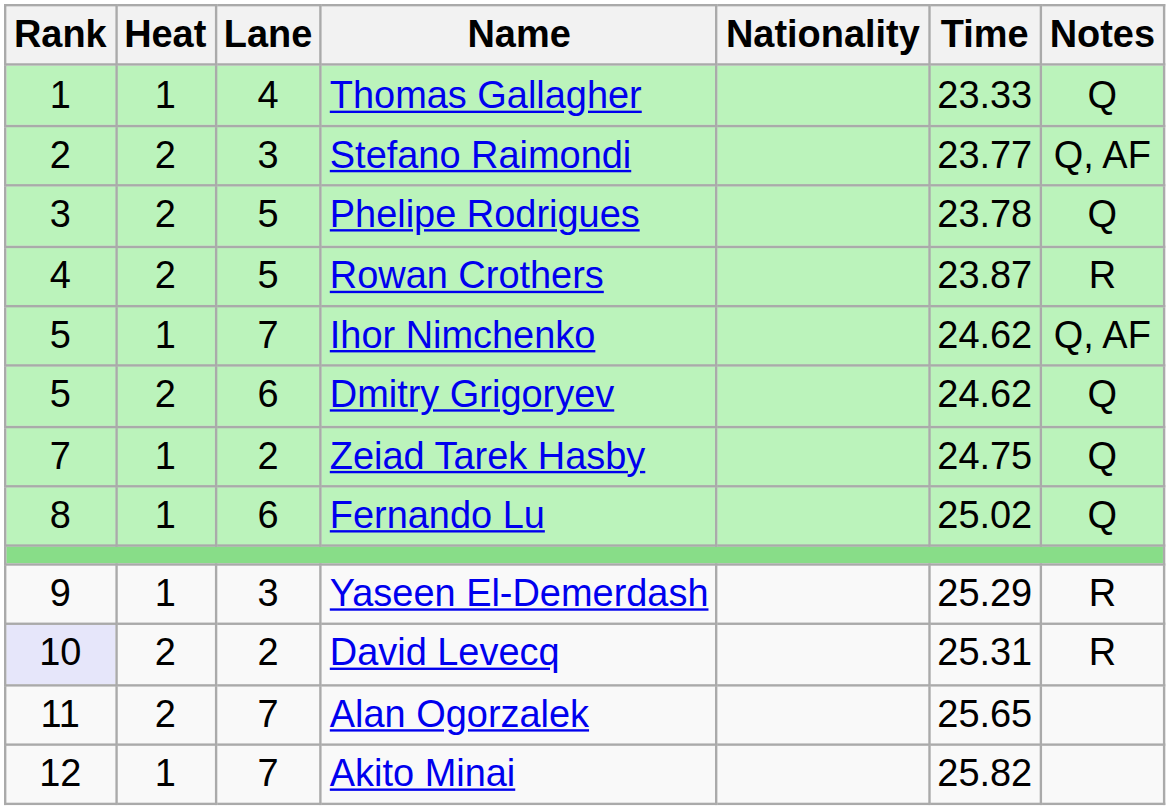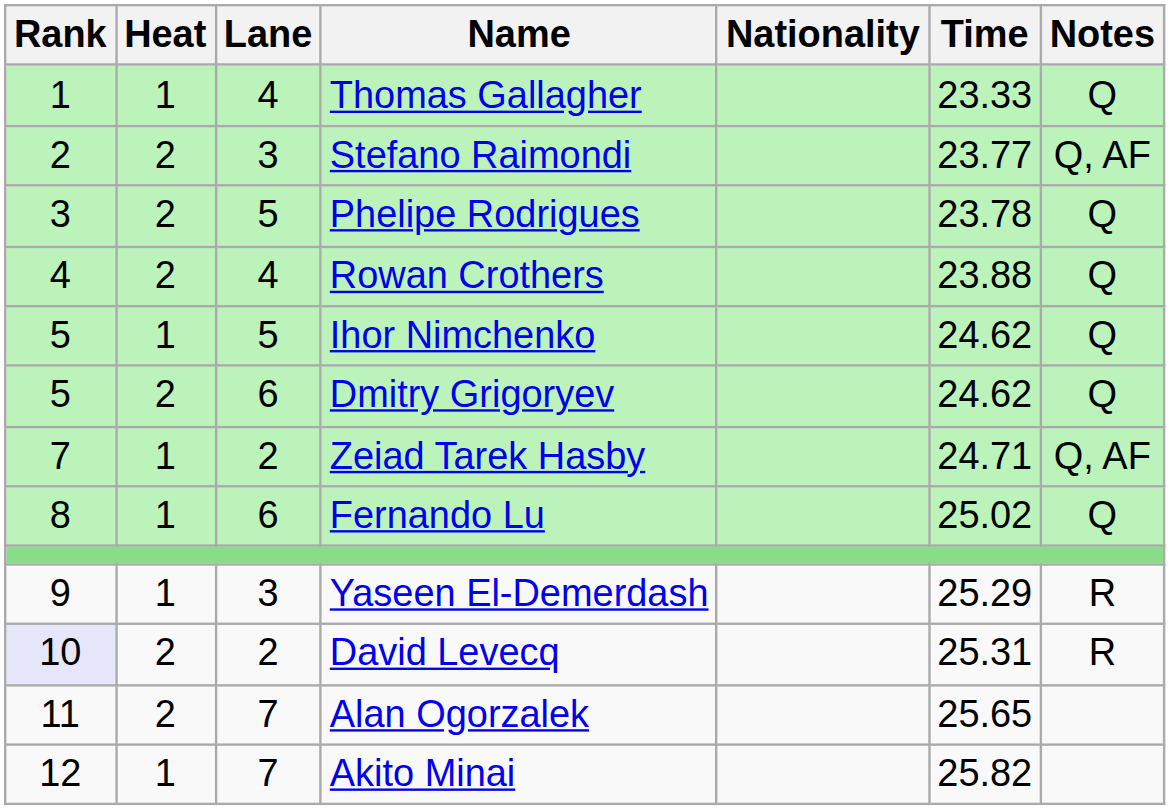(268, 275) 5 -> (268, 275) 4
(985, 275) 23.87 -> (985, 275) 23.88
(1102, 275) R -> (1102, 275) Q
(268, 335) 7 -> (268, 335) 5
(1102, 335) Q, AF -> (1102, 335) Q
(985, 455) 24.75 -> (985, 455) 24.71
(1102, 455) Q -> (1102, 455) Q, AF
